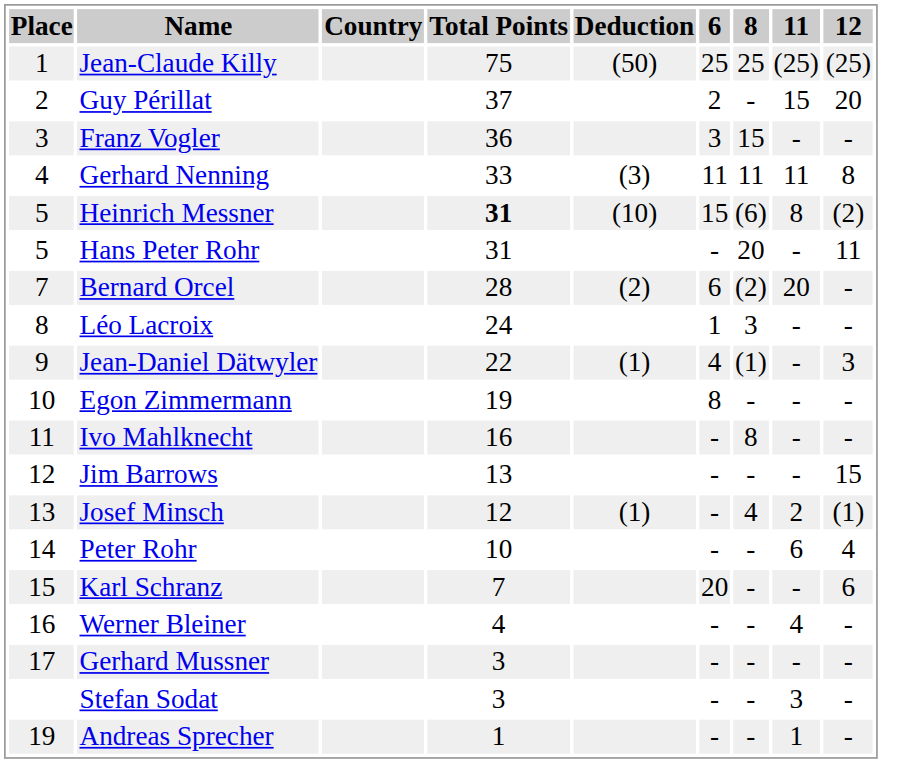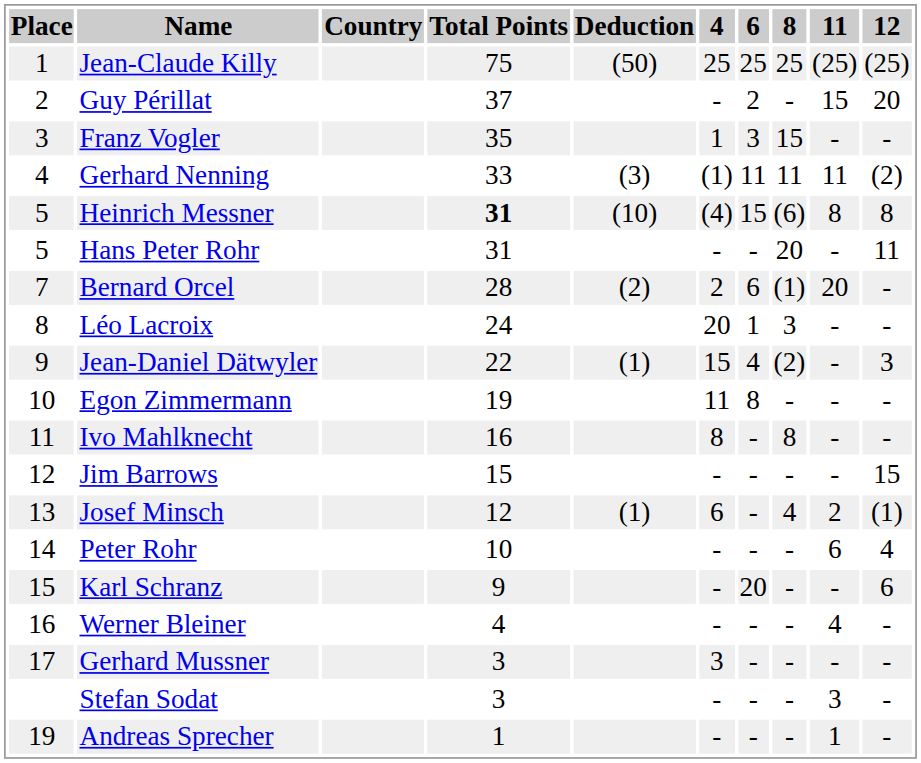+ column: (717, 25)
(499, 137) 36 -> (499, 137) 35
(848, 175) 8 -> (887, 175) (2)
(848, 212) (2) -> (887, 212) 8
(751, 287) (2) -> (789, 287) (1)
(751, 362) (1) -> (789, 362) (2)
(499, 474) 13 -> (499, 474) 15
(499, 586) 7 -> (499, 586) 9
